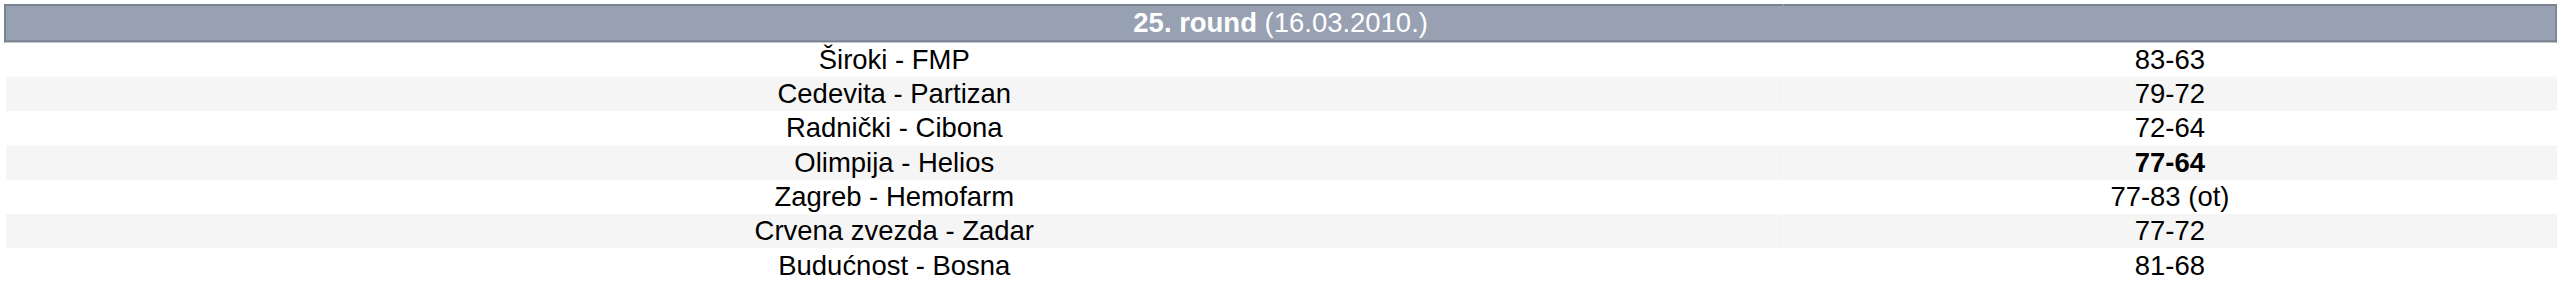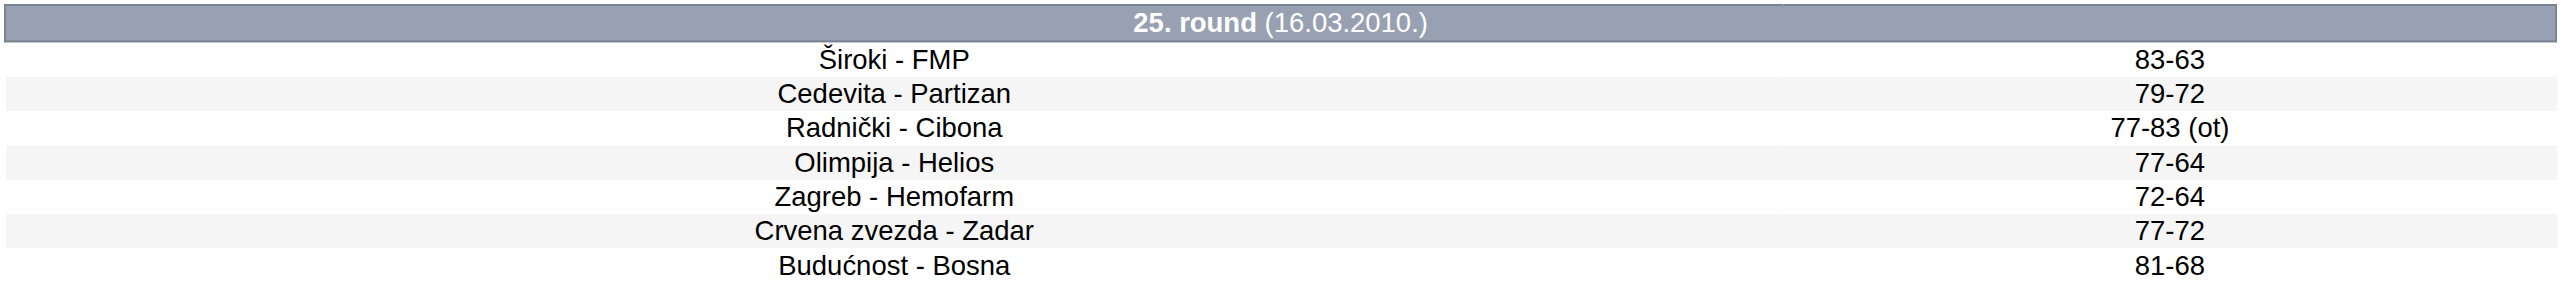(2170, 128) 72-64 -> (2170, 128) 77-83 (ot)
(2170, 163) bold -> (2170, 163) normal
(2170, 197) 77-83 (ot) -> (2170, 197) 72-64
